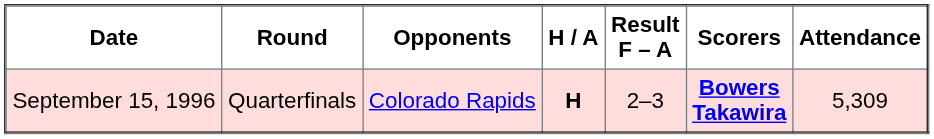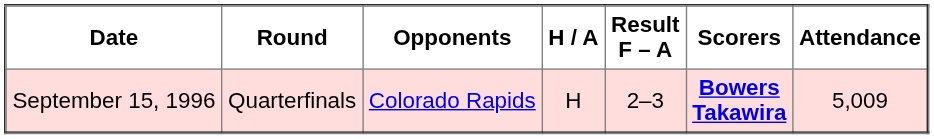(573, 100) bold -> (573, 100) normal
(860, 100) 5,309 -> (860, 100) 5,009
